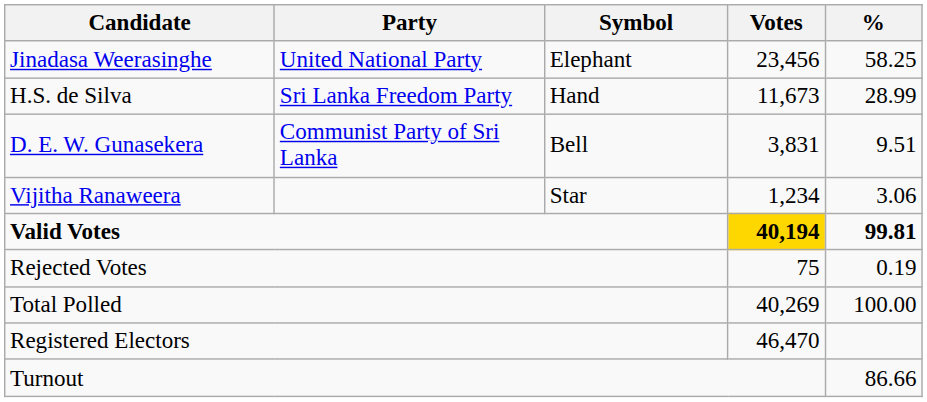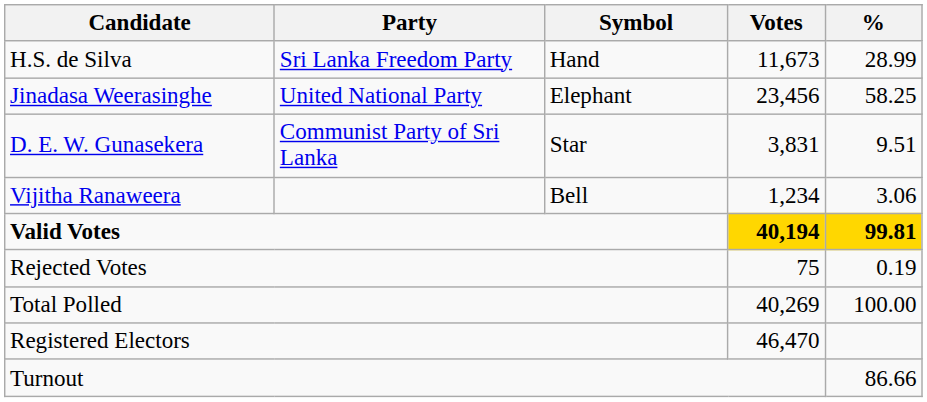rows swapped: (111, 59) <-> (71, 95)
(569, 145) Bell -> (568, 145) Star
(568, 194) Star -> (569, 194) Bell
(891, 231) no background -> (891, 231) gold background
